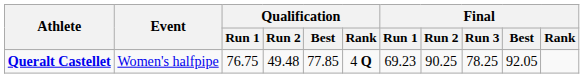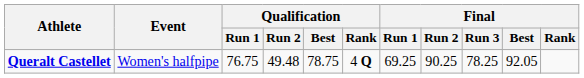(323, 61) 77.85 -> (323, 61) 78.75
(400, 61) 69.23 -> (400, 61) 69.25
